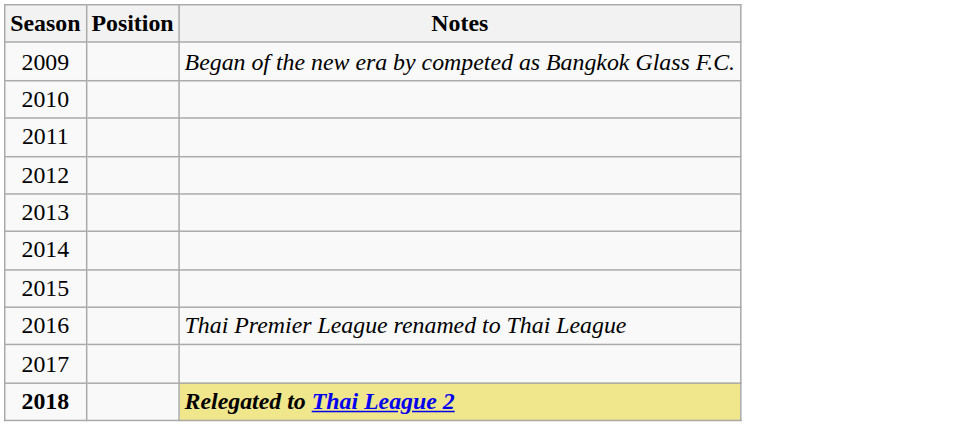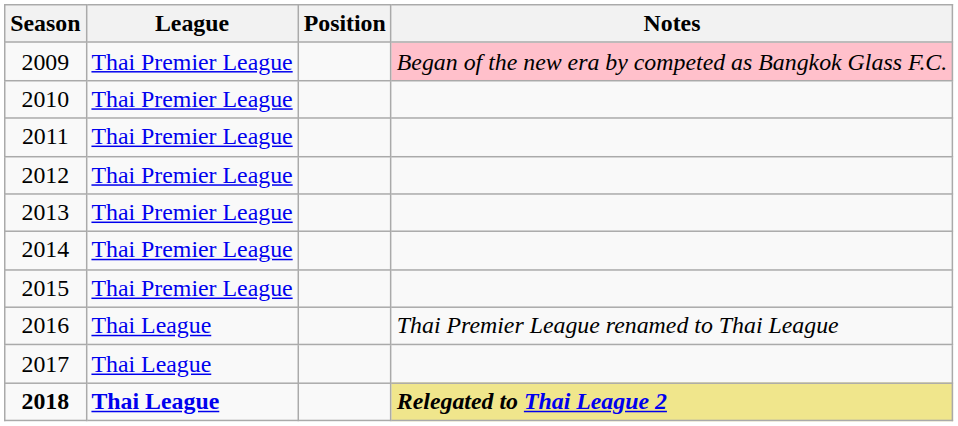+ column: (192, 23)
(460, 61) no background -> (672, 61) pink background
